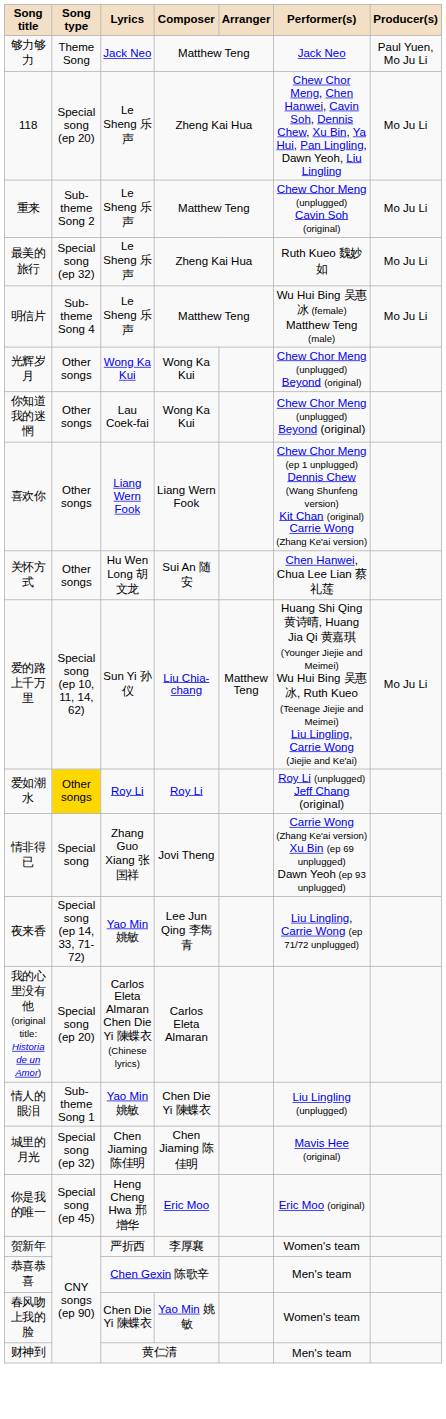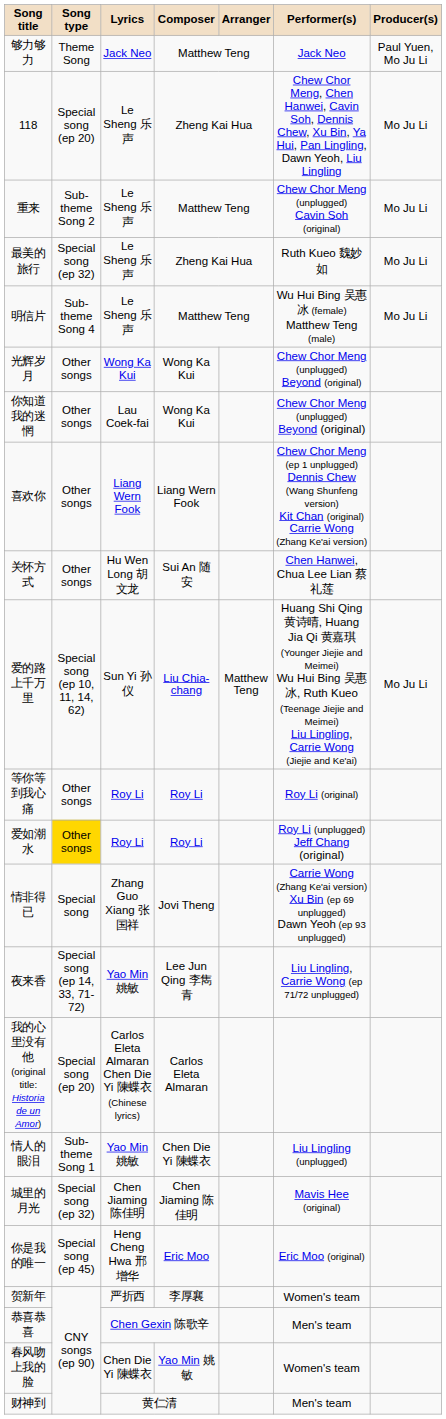+ row: (28, 794)
